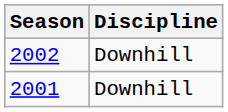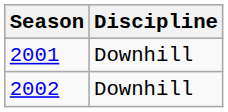rows swapped: (35, 89) <-> (35, 55)
